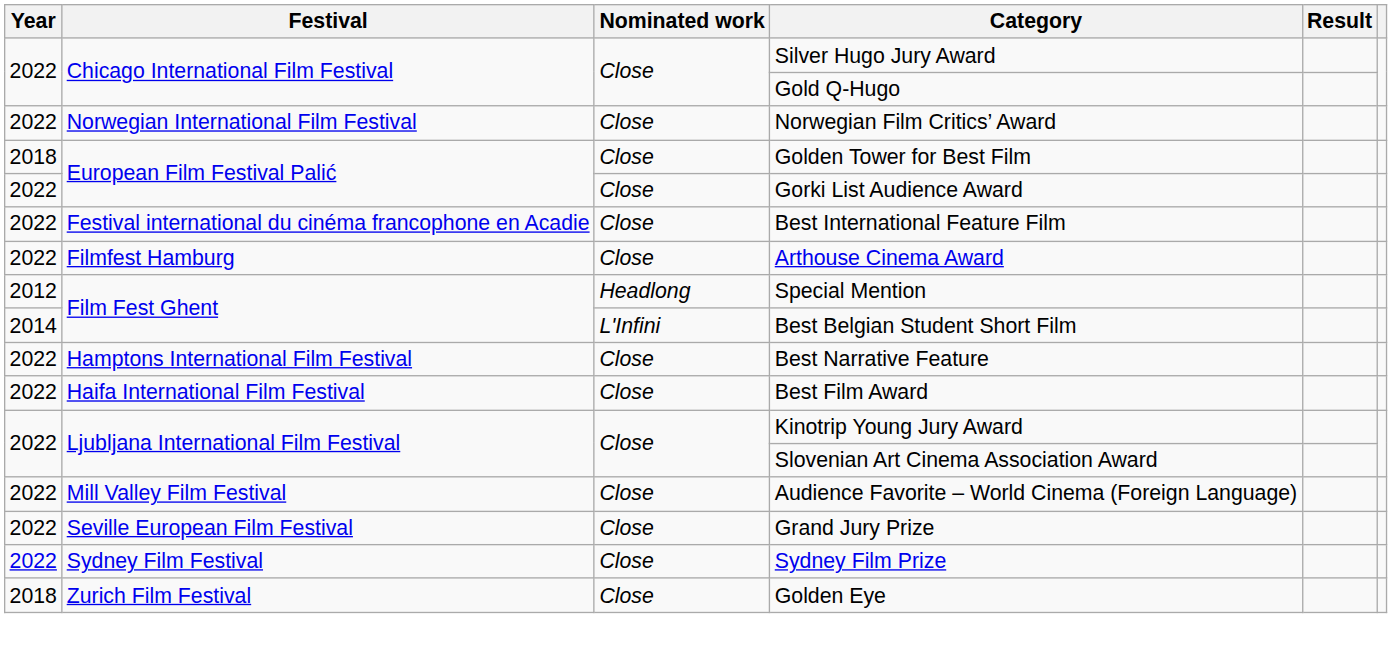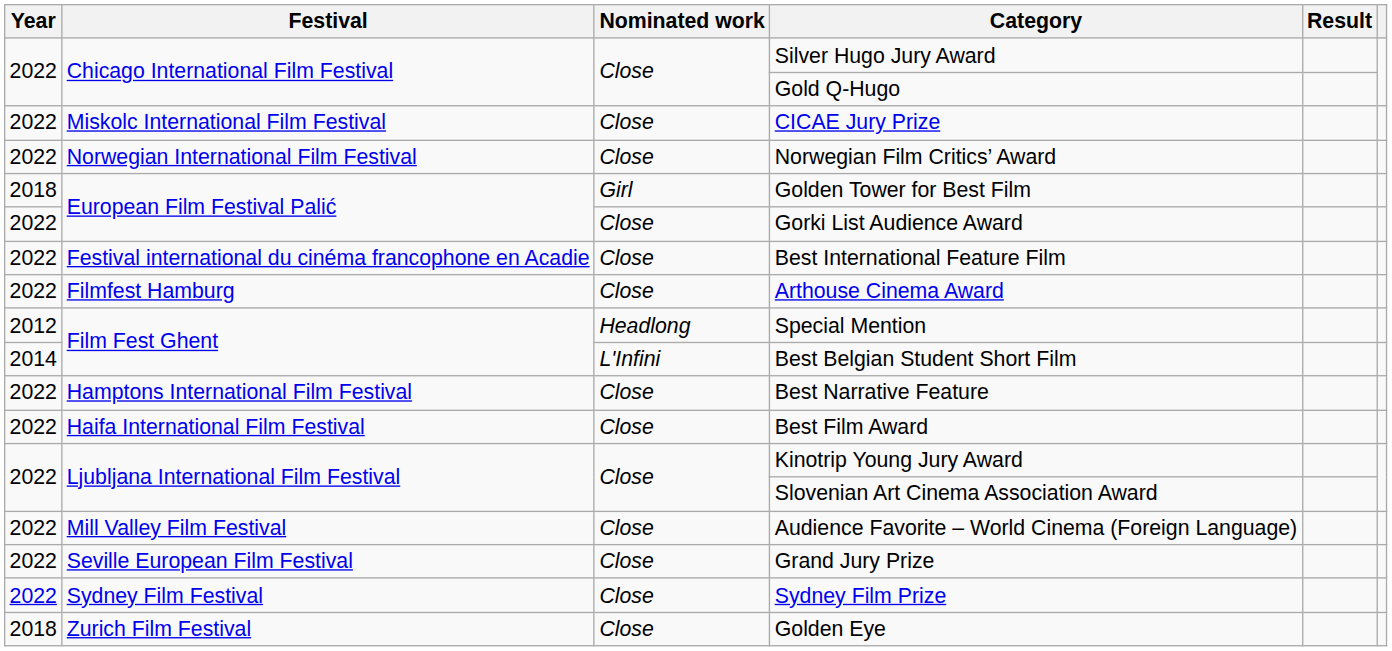+ row: (858, 122)
(627, 156) Close -> (616, 190) Girl
